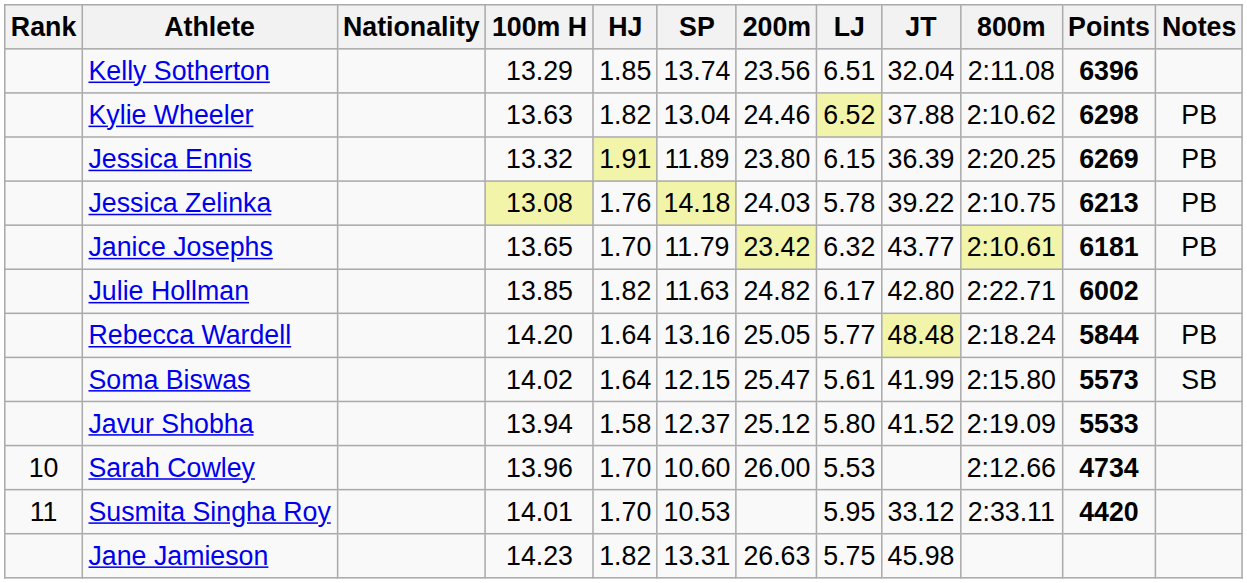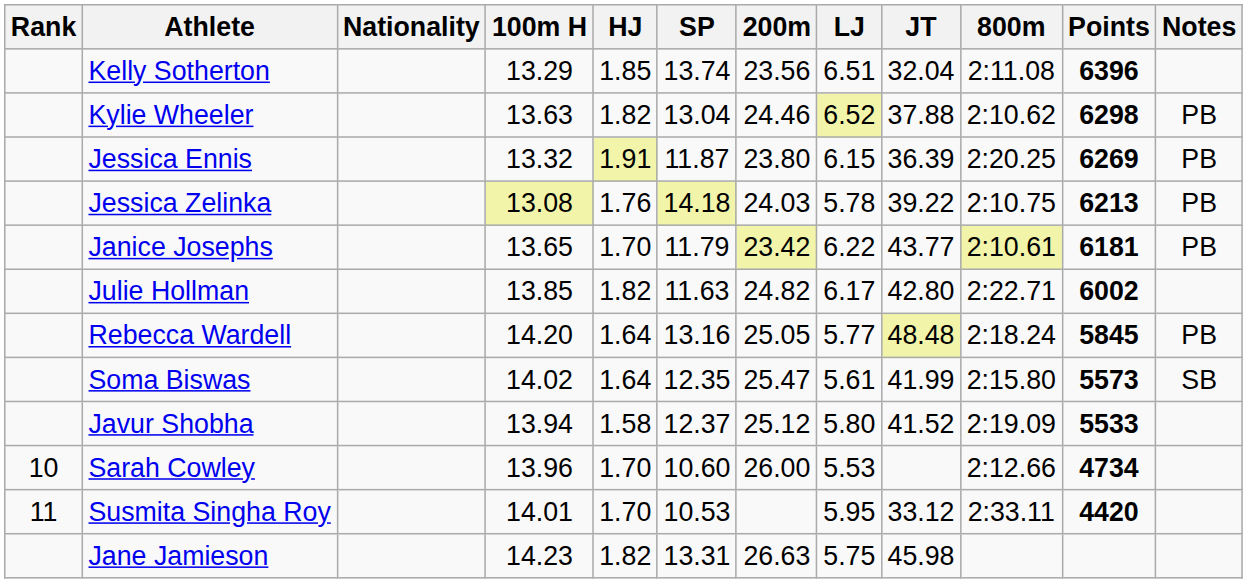(697, 158) 11.89 -> (697, 158) 11.87
(849, 246) 6.32 -> (849, 246) 6.22
(1109, 335) 5844 -> (1109, 335) 5845
(697, 379) 12.15 -> (697, 379) 12.35
